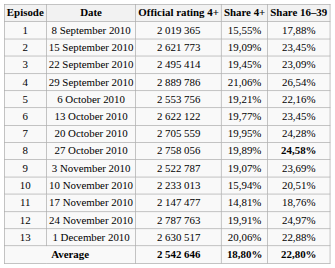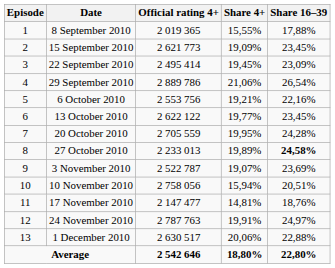(179, 151) 2 758 056 -> (179, 151) 2 233 013
(179, 185) 2 233 013 -> (179, 185) 2 758 056
